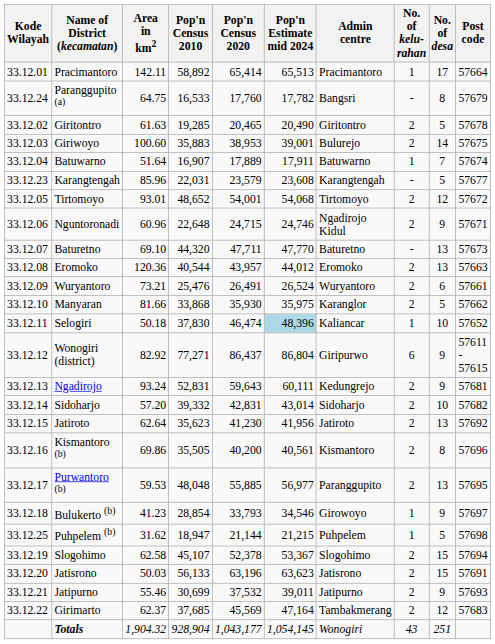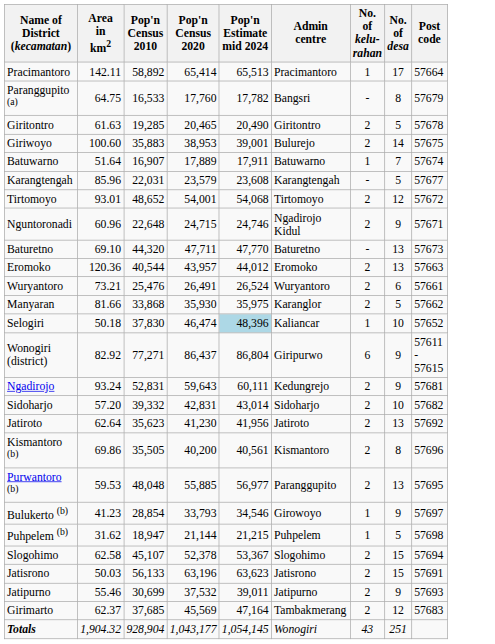- column: (28, 33)
